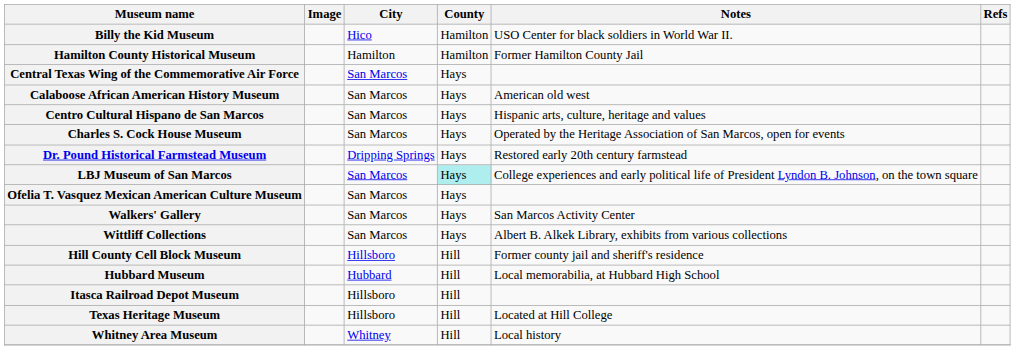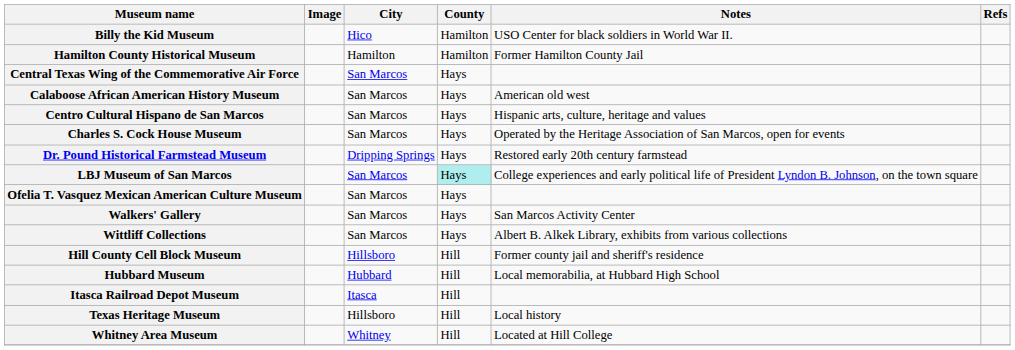(371, 295) Hillsboro -> (362, 295) Itasca
(553, 315) Located at Hill College -> (528, 315) Local history
(528, 335) Local history -> (553, 335) Located at Hill College
